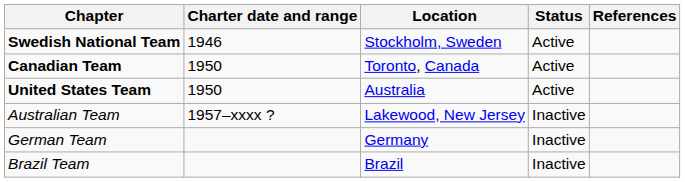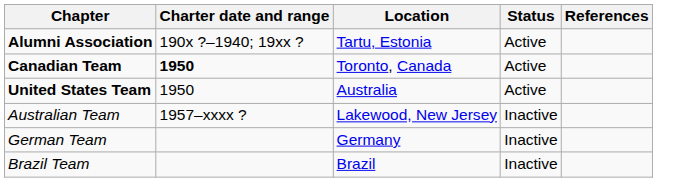+ row: (80, 41)
- row: (94, 41)
(205, 66) normal -> (177, 66) bold
